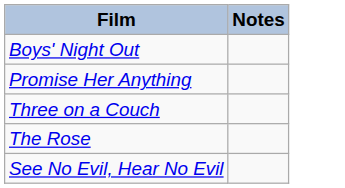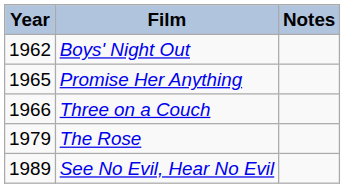+ column: (30, 20)
